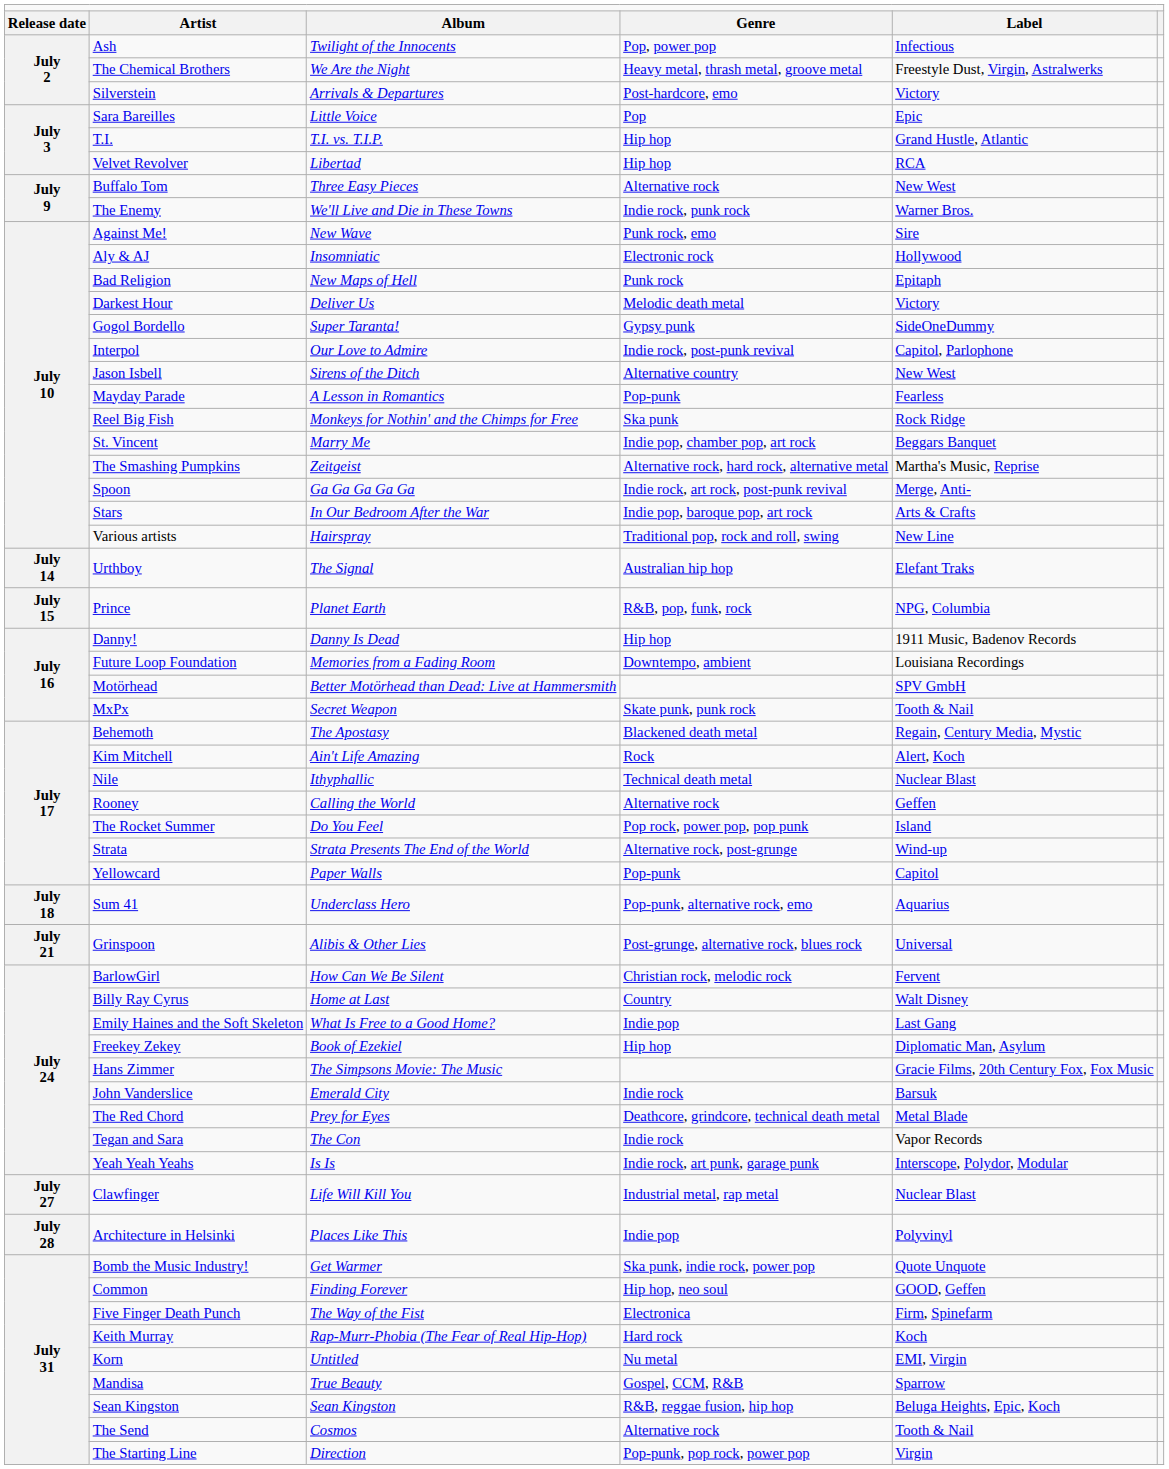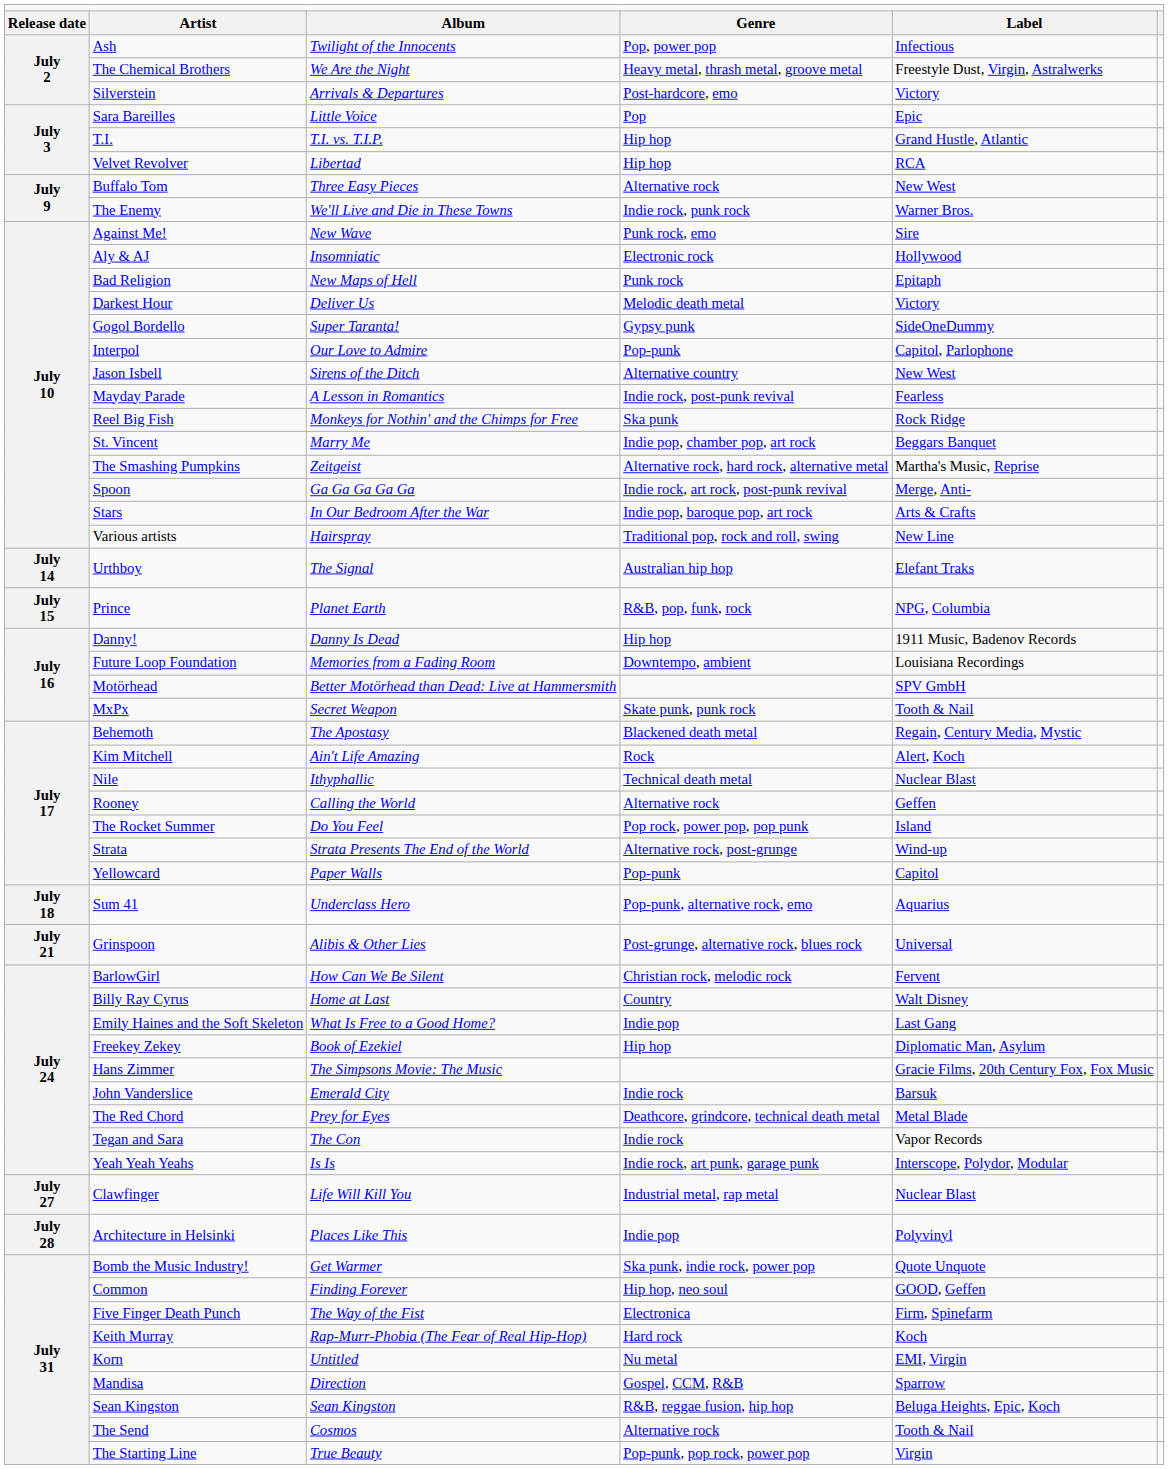(709, 349) Indie rock, post-punk revival -> (652, 349) Pop-punk
(652, 396) Pop-punk -> (709, 396) Indie rock, post-punk revival
(346, 1382) True Beauty -> (338, 1382) Direction
(338, 1452) Direction -> (346, 1452) True Beauty
